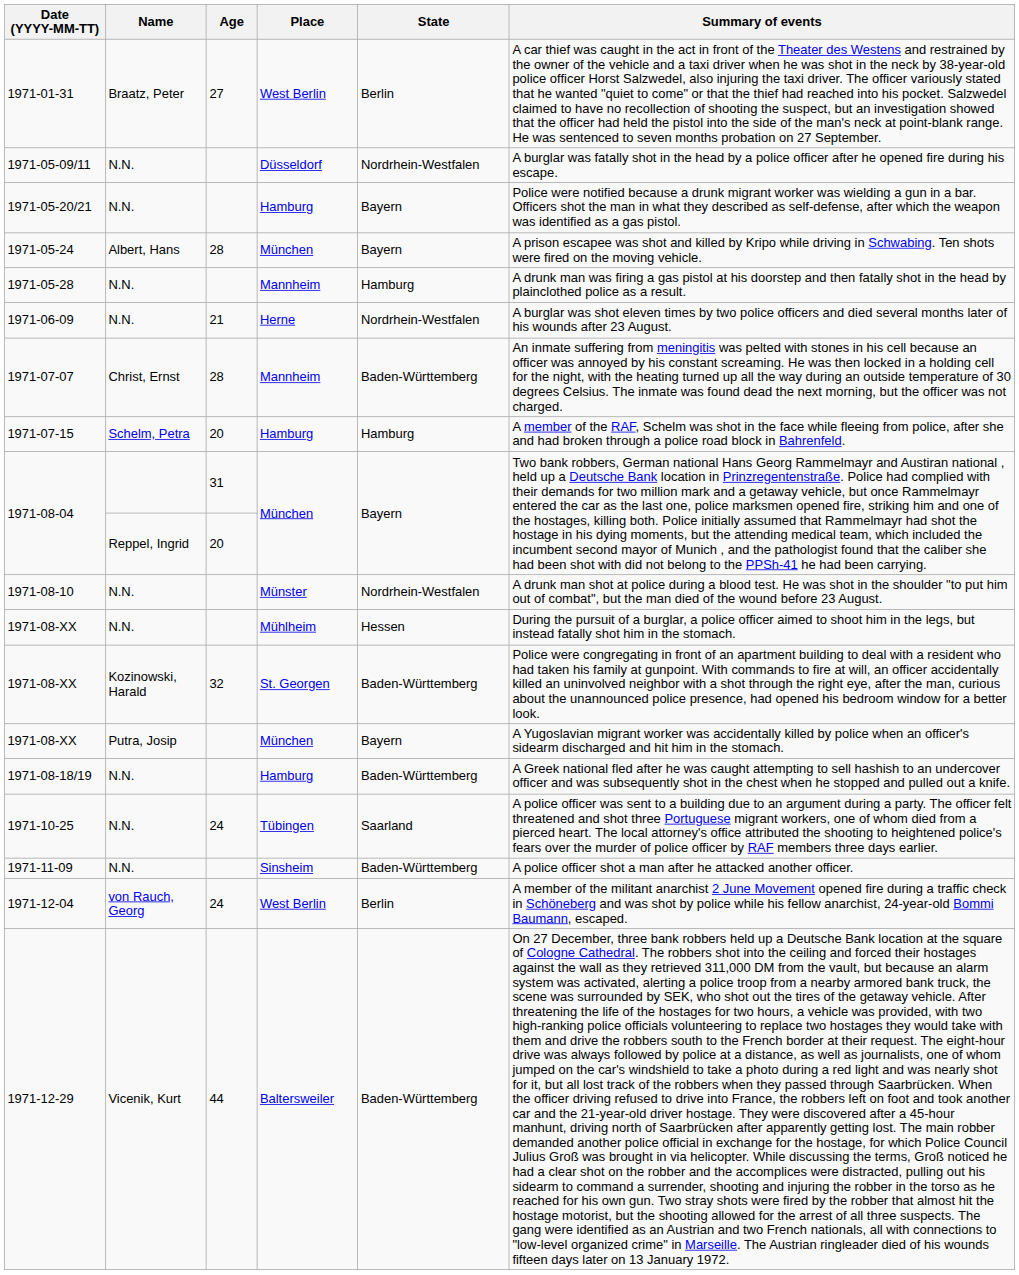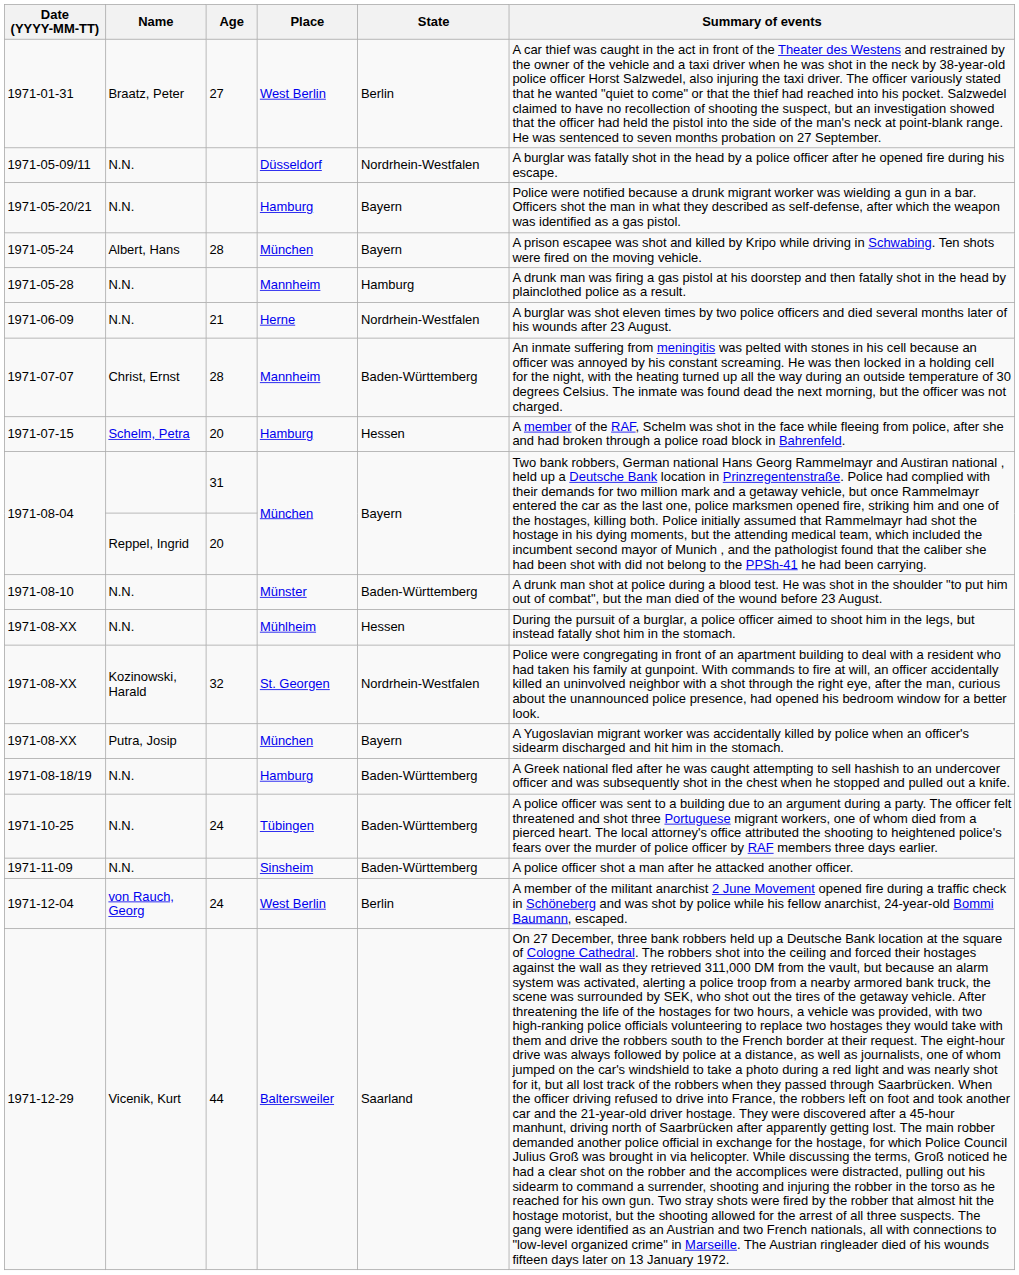(388, 434) Hamburg -> (383, 434) Hessen
(420, 592) Nordrhein-Westfalen -> (419, 592) Baden-Württemberg
(419, 684) Baden-Württemberg -> (420, 684) Nordrhein-Westfalen
(387, 826) Saarland -> (419, 826) Baden-Württemberg
(419, 1099) Baden-Württemberg -> (387, 1099) Saarland
